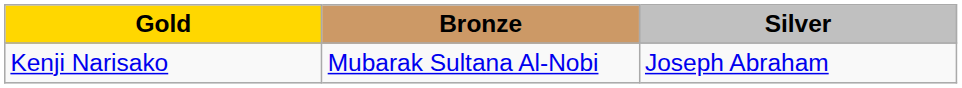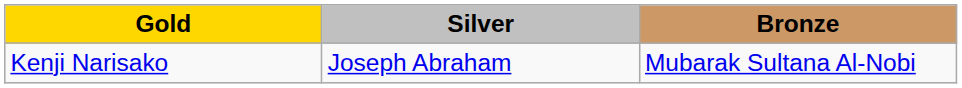columns swapped: (798, 23) <-> (481, 23)
